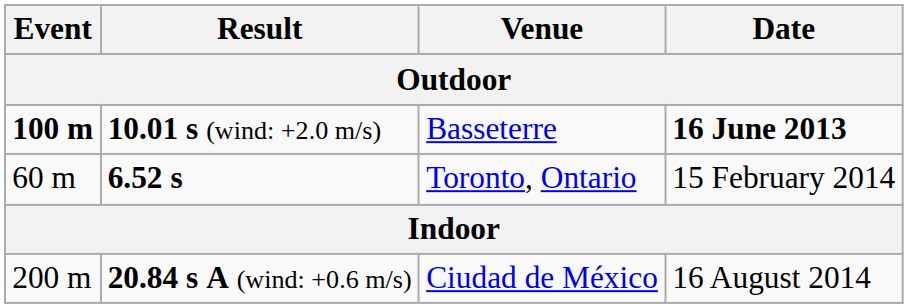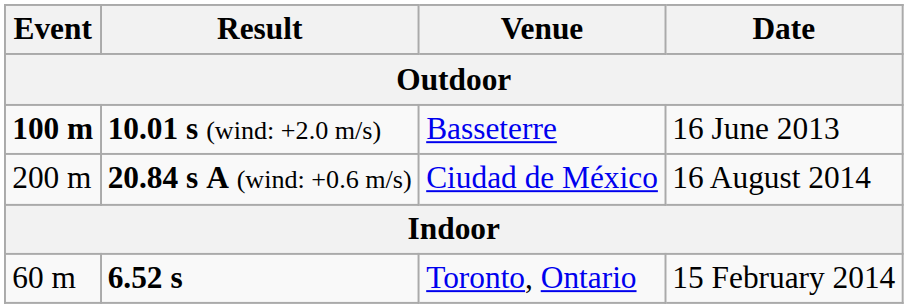(759, 128) bold -> (756, 128) normal
rows swapped: (260, 278) <-> (145, 178)
